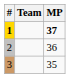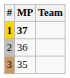columns swapped: (29, 13) <-> (55, 13)
